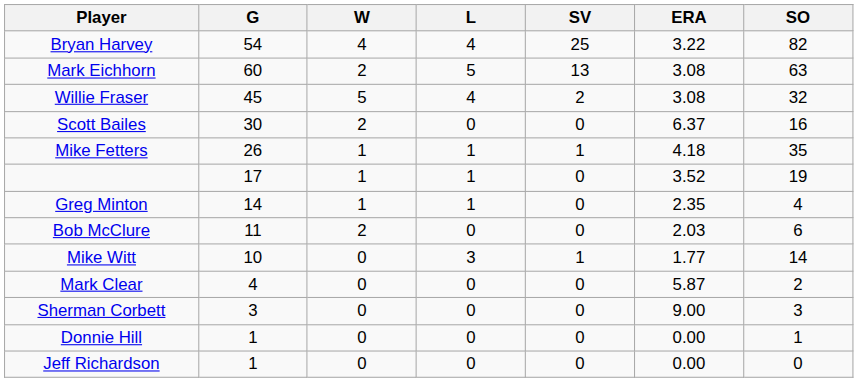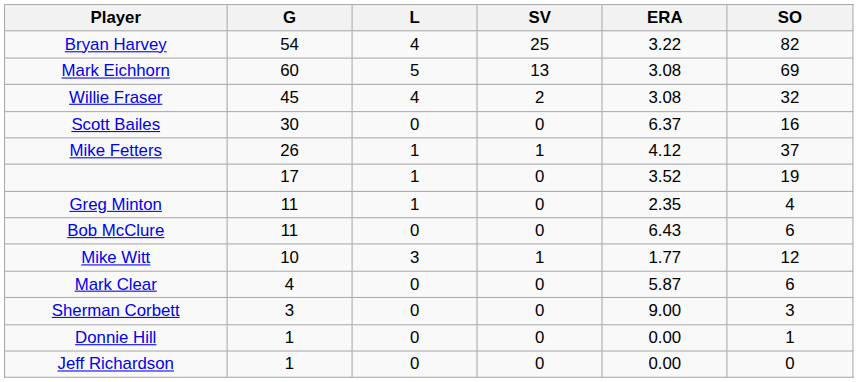- column: (362, 17)
(798, 71) 63 -> (790, 71) 69
(689, 151) 4.18 -> (665, 151) 4.12
(798, 151) 35 -> (790, 151) 37
(253, 204) 14 -> (289, 204) 11
(689, 230) 2.03 -> (665, 230) 6.43
(798, 257) 14 -> (790, 257) 12
(798, 284) 2 -> (790, 284) 6
